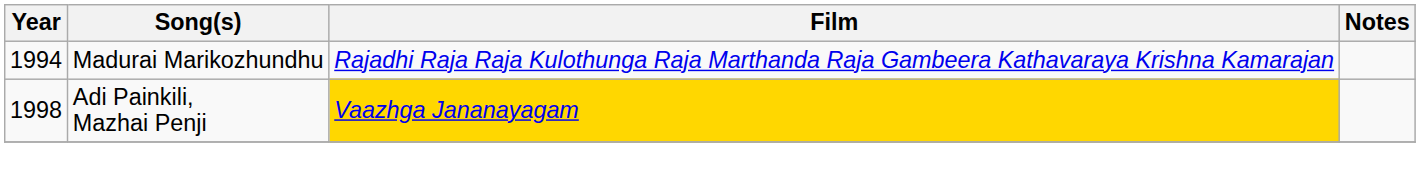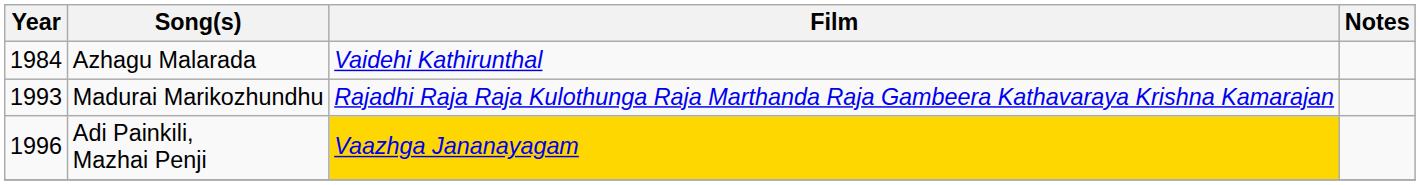+ row: (164, 60)
(36, 60) 1994 -> (36, 97) 1993
(36, 110) 1998 -> (36, 147) 1996
